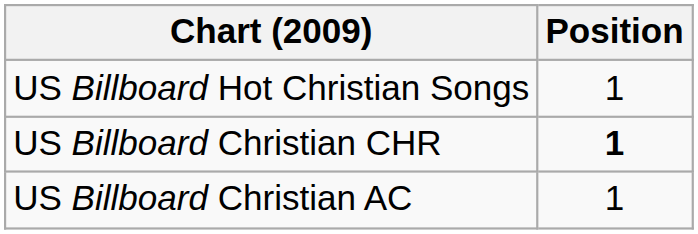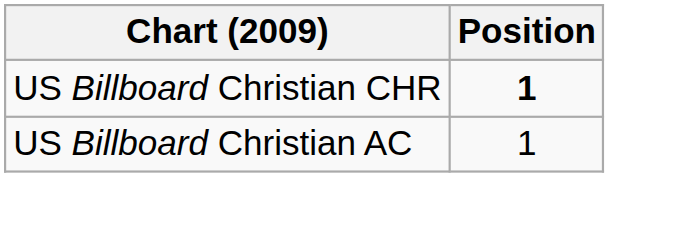- row: (271, 87)
